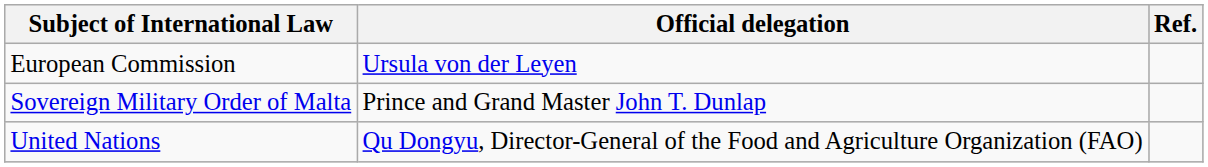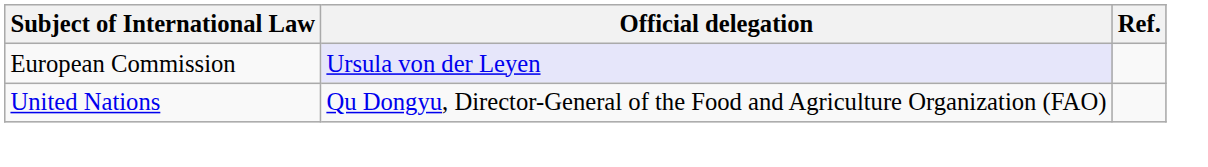(470, 63) no background -> (433, 63) lavender background
- row: (181, 102)
